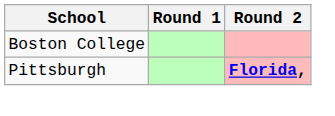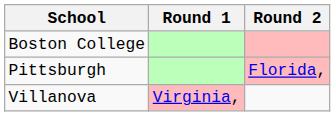(268, 71) bold -> (287, 71) normal
+ row: (52, 97)
